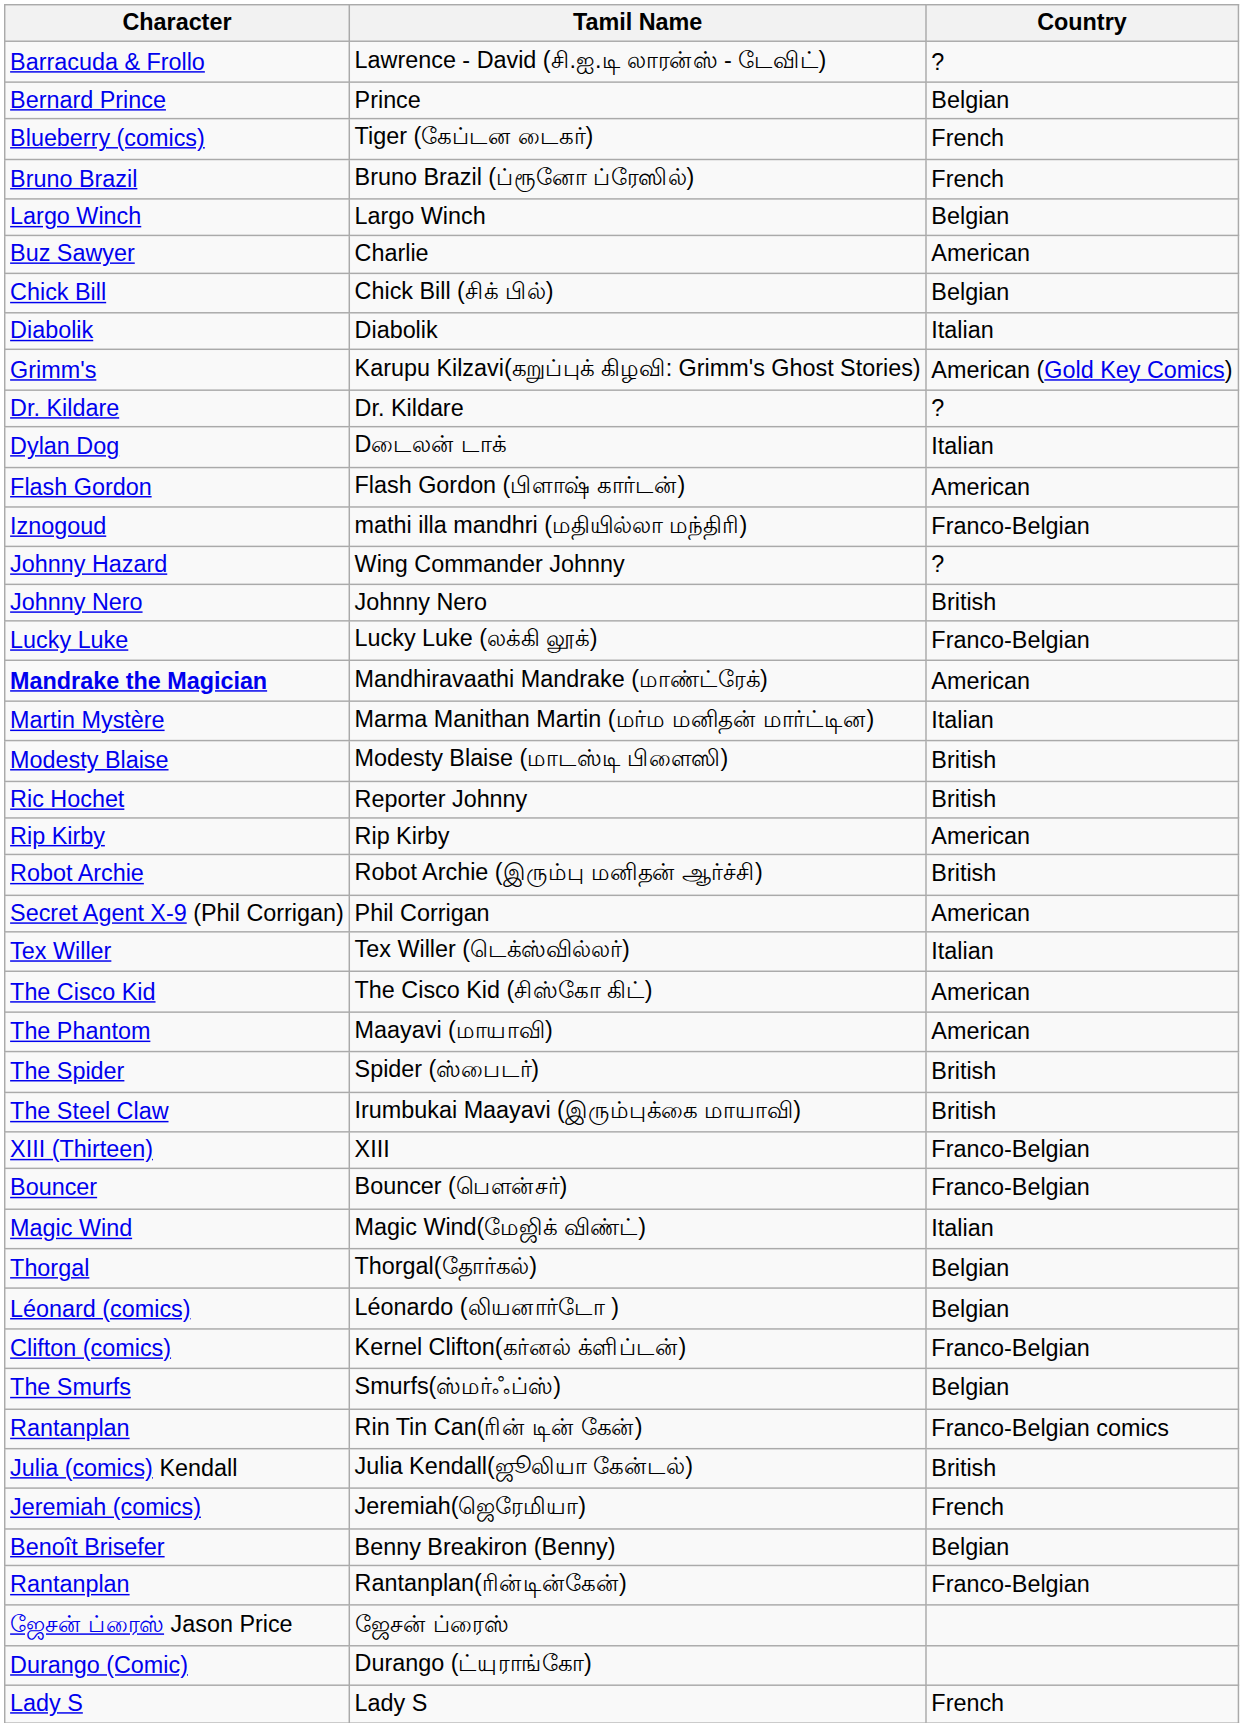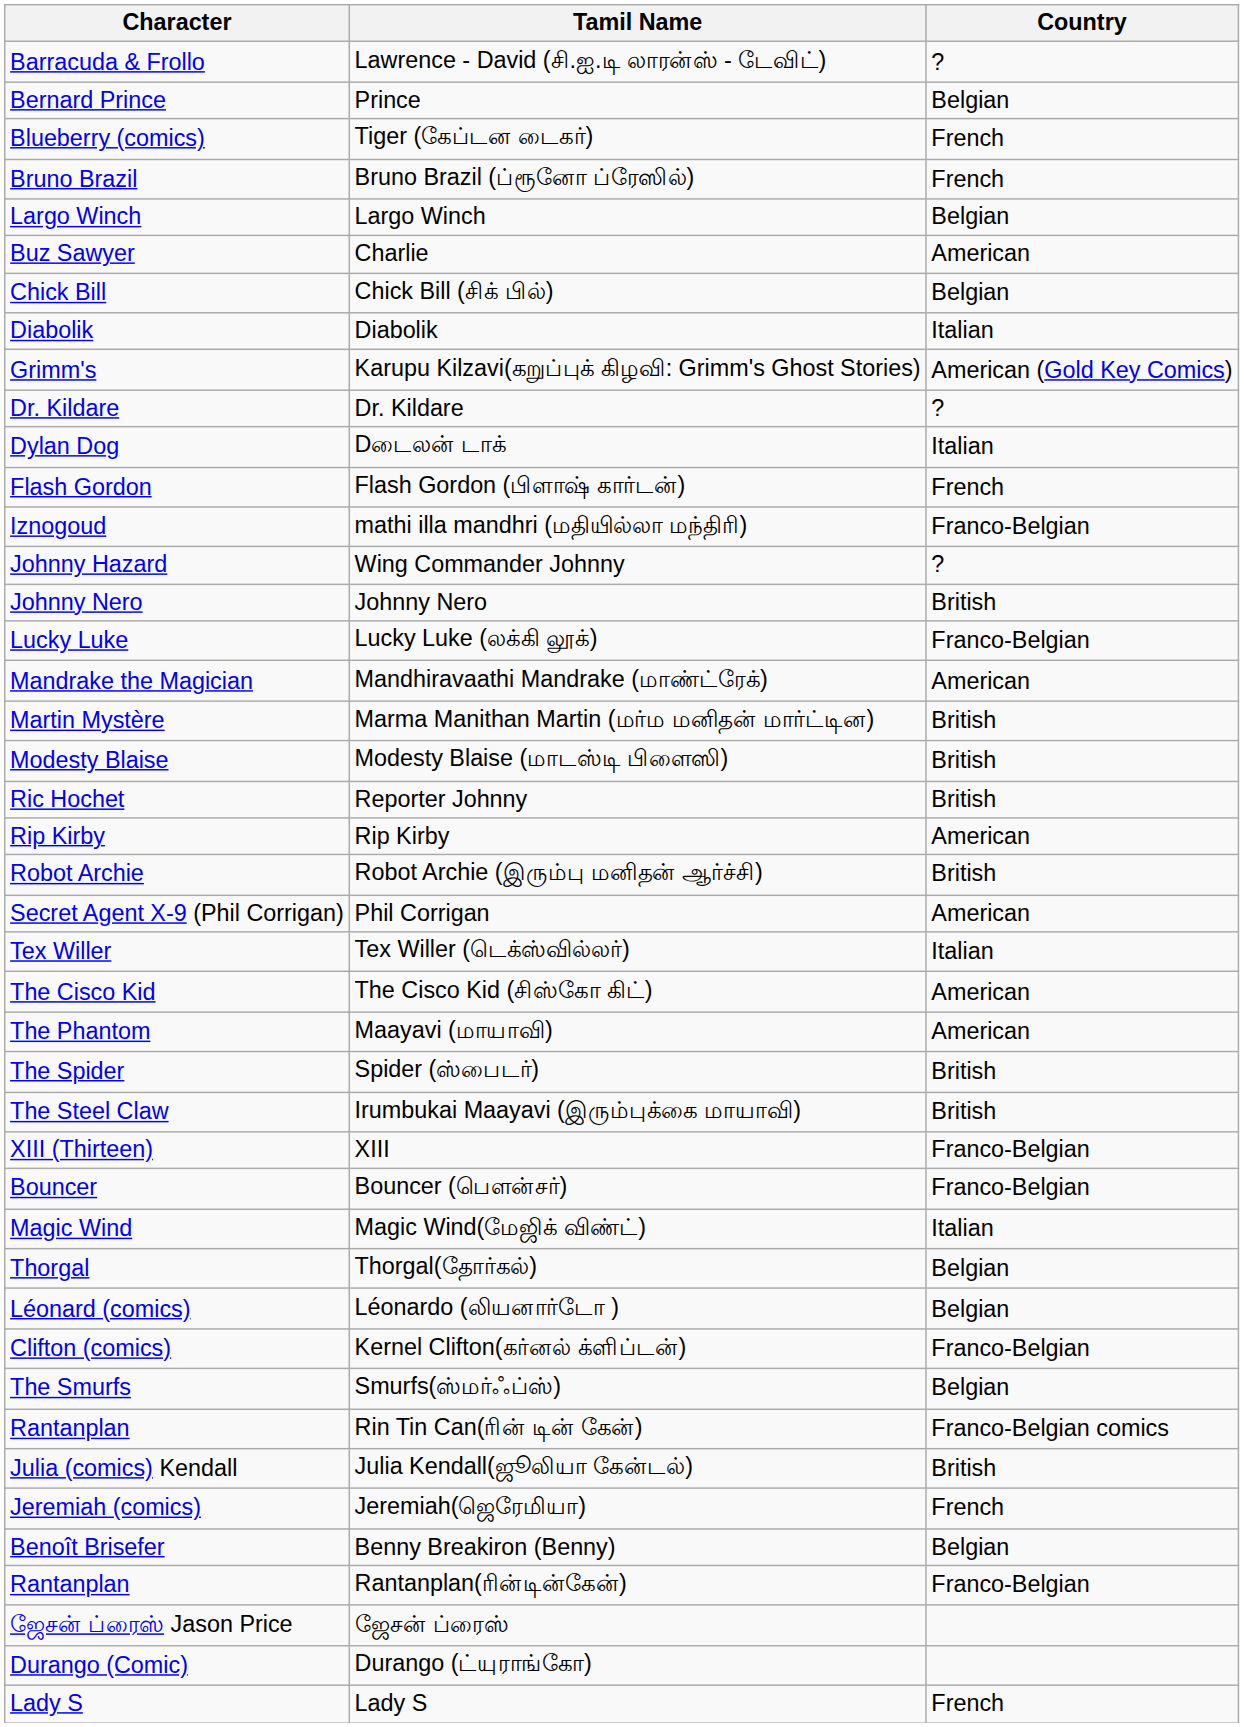(981, 486) American -> (968, 486) French
(139, 680) bold -> (132, 680) normal
(963, 720) Italian -> (964, 720) British
